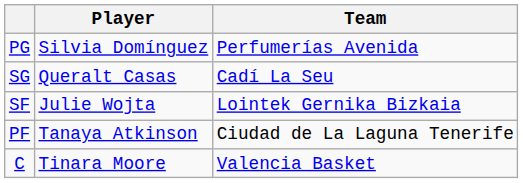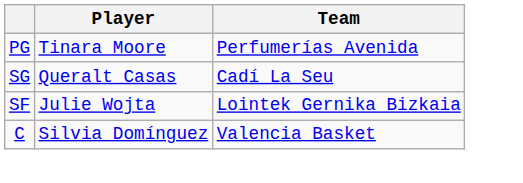(123, 48) Silvia Domínguez -> (102, 48) Tinara Moore
- row: (20, 134)
(102, 163) Tinara Moore -> (123, 134) Silvia Domínguez
